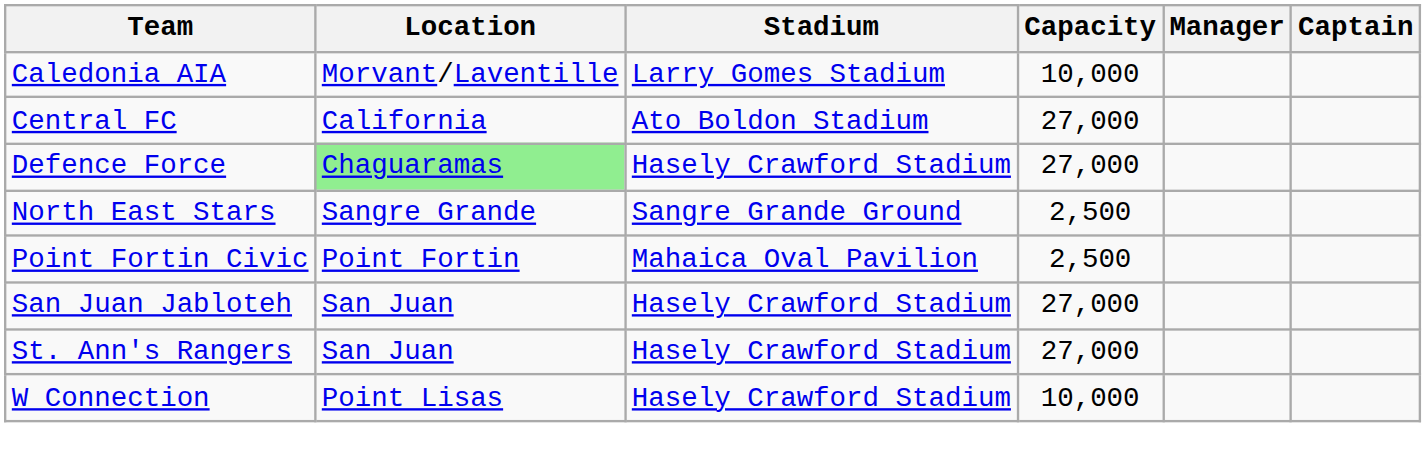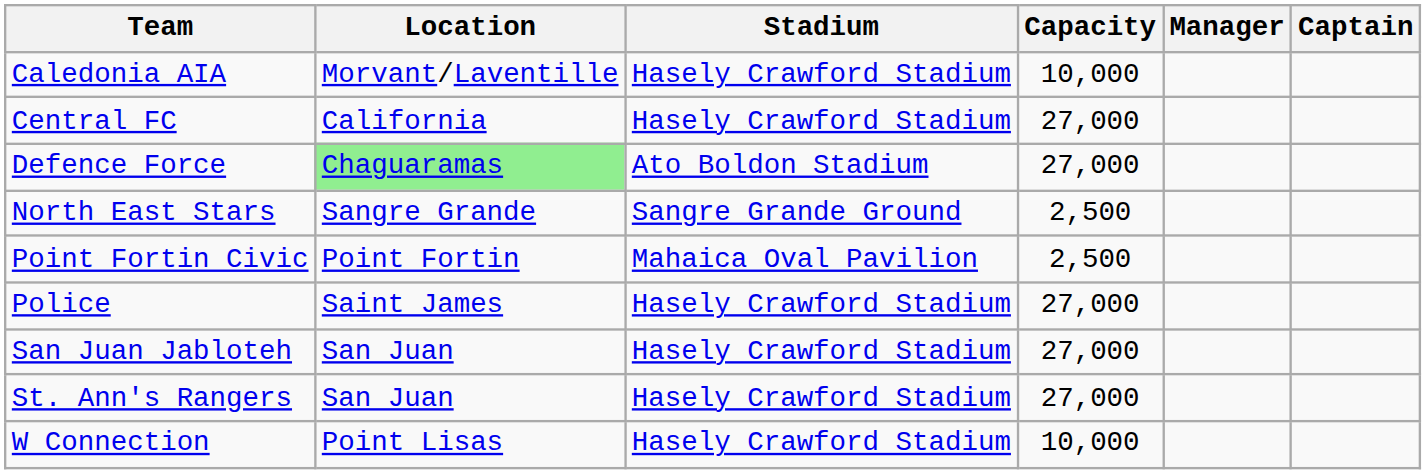(788, 74) Larry Gomes Stadium -> (821, 74) Hasely Crawford Stadium
(780, 120) Ato Boldon Stadium -> (821, 120) Hasely Crawford Stadium
(821, 167) Hasely Crawford Stadium -> (780, 167) Ato Boldon Stadium
+ row: (61, 305)
